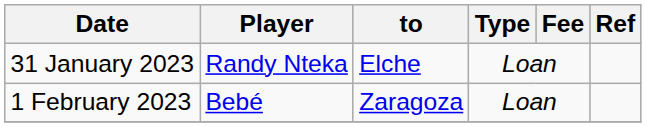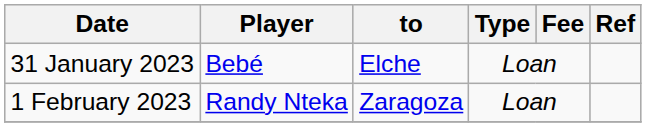(277, 63) Randy Nteka -> (234, 63) Bebé
(234, 102) Bebé -> (277, 102) Randy Nteka
